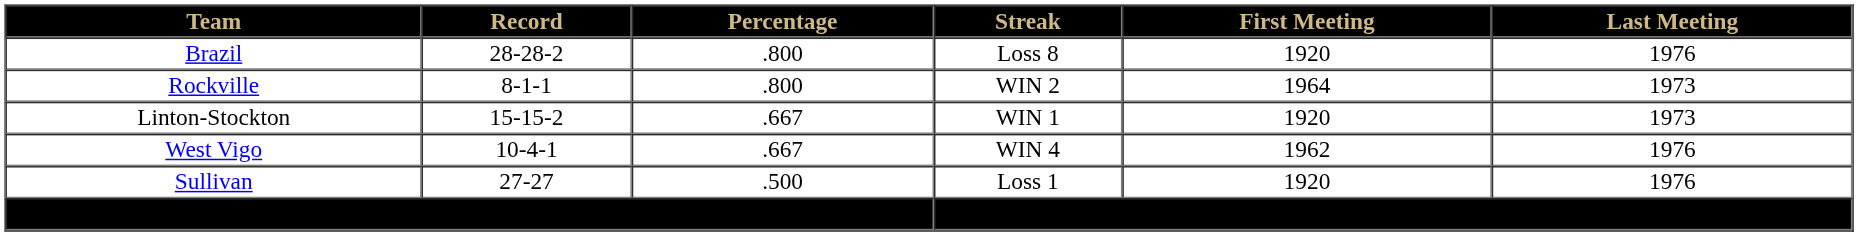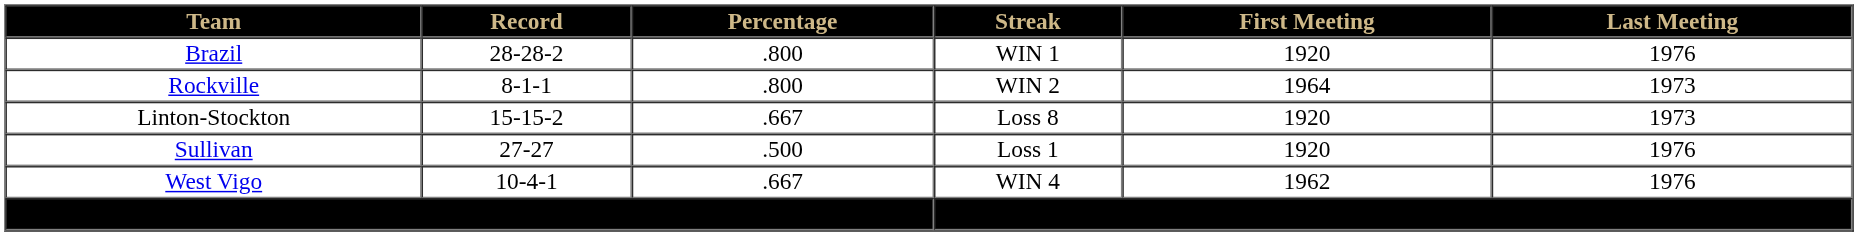(1028, 53) Loss 8 -> (1028, 53) WIN 1
(1028, 117) WIN 1 -> (1028, 117) Loss 8
rows swapped: (214, 181) <-> (214, 149)
